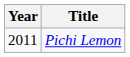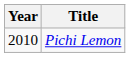(23, 40) 2011 -> (23, 40) 2010
